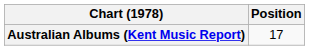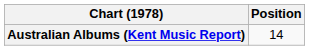(276, 34) 17 -> (276, 34) 14
